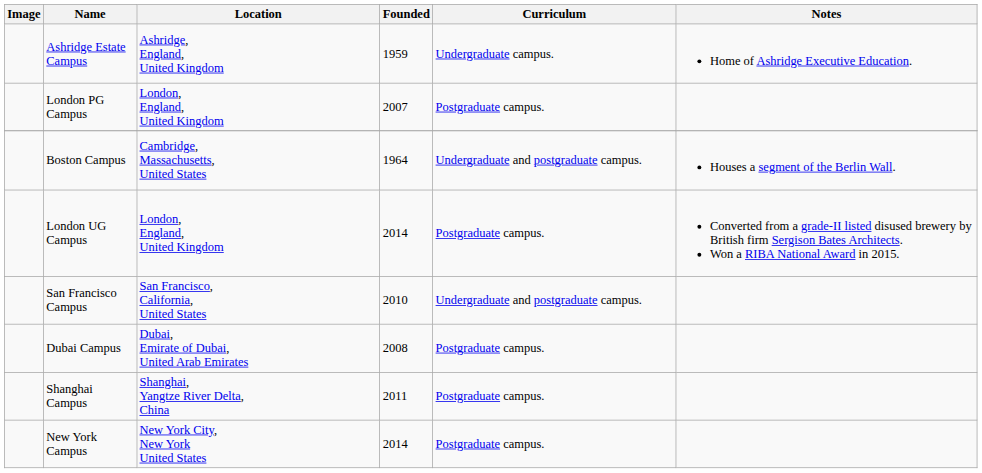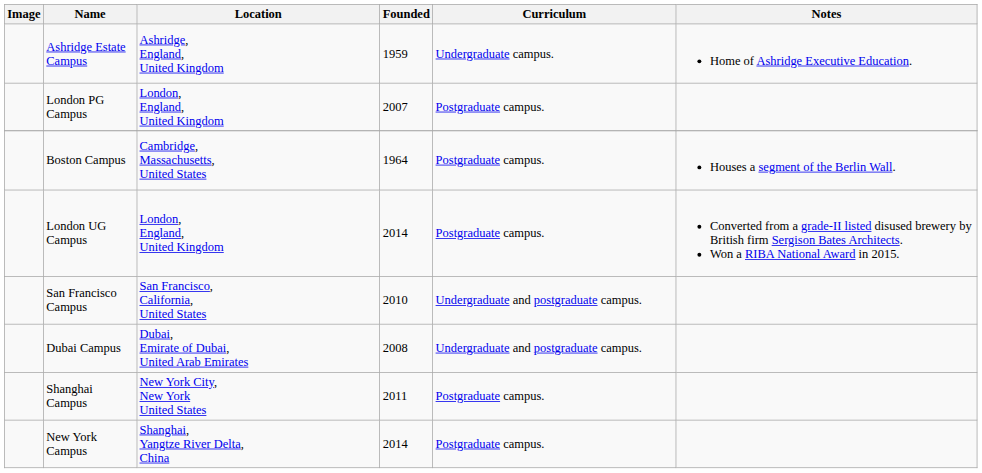(539, 160) Undergraduate and postgraduate campus. -> (490, 160) Postgraduate campus.
(490, 348) Postgraduate campus. -> (539, 348) Undergraduate and postgraduate campus.
(192, 396) Shanghai, Yangtze River Delta, China -> (178, 396) New York City, New York United States
(178, 444) New York City, New York United States -> (192, 444) Shanghai, Yangtze River Delta, China
